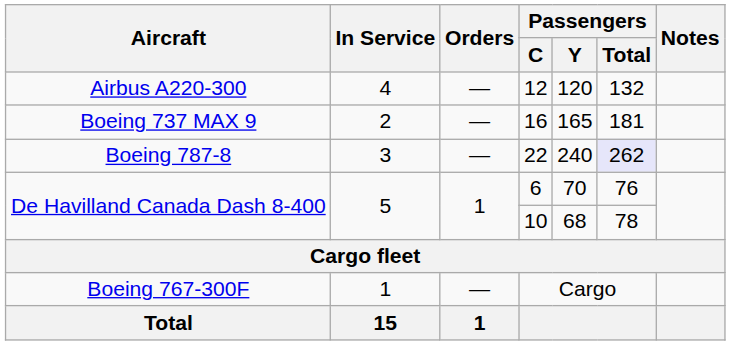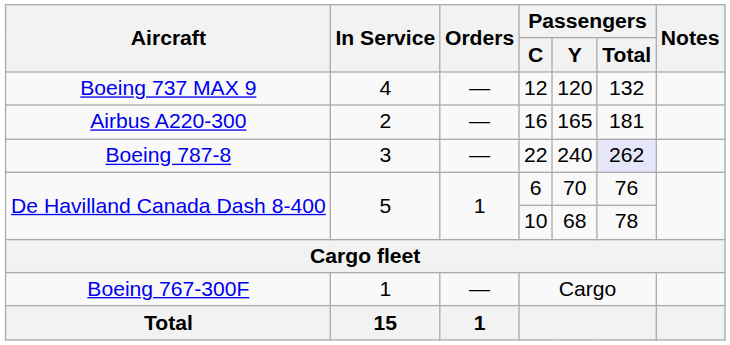(168, 88) Airbus A220-300 -> (168, 88) Boeing 737 MAX 9
(168, 121) Boeing 737 MAX 9 -> (168, 121) Airbus A220-300
